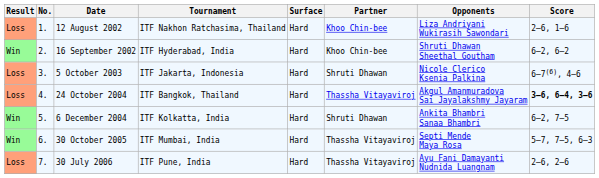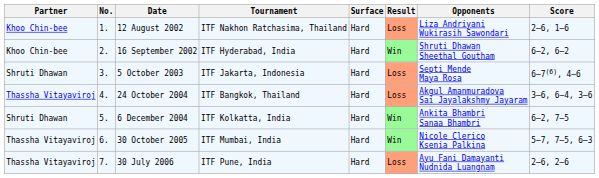columns swapped: (20, 10) <-> (371, 10)
(452, 73) Nicole Clerico Ksenia Palkina -> (445, 73) Septi Mende Maya Rosa
(562, 95) bold -> (562, 95) normal
(445, 140) Septi Mende Maya Rosa -> (452, 140) Nicole Clerico Ksenia Palkina
